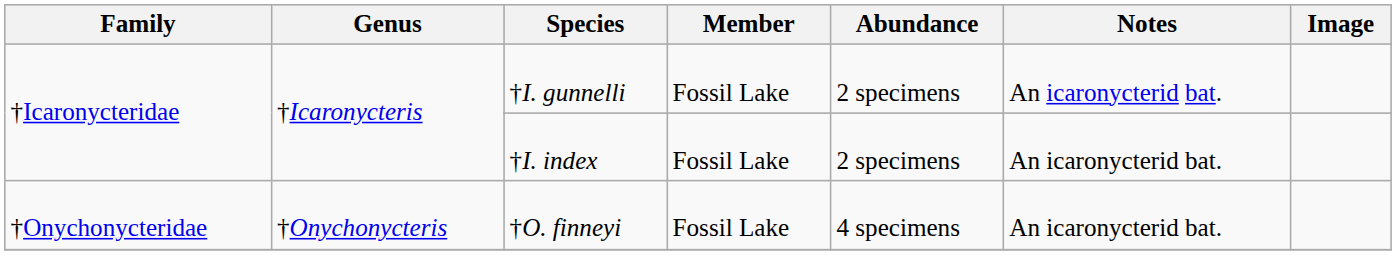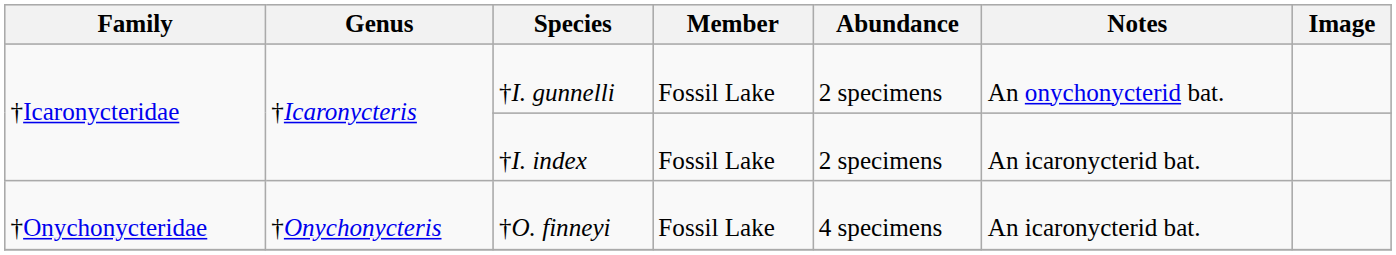(1116, 92) An icaronycterid bat. -> (1106, 92) An onychonycterid bat.
